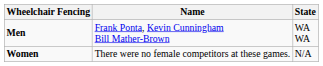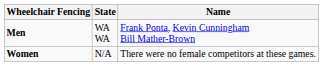columns swapped: (192, 12) <-> (305, 12)
